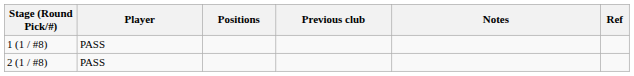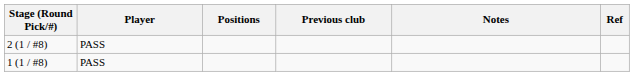rows swapped: (27, 44) <-> (27, 62)
